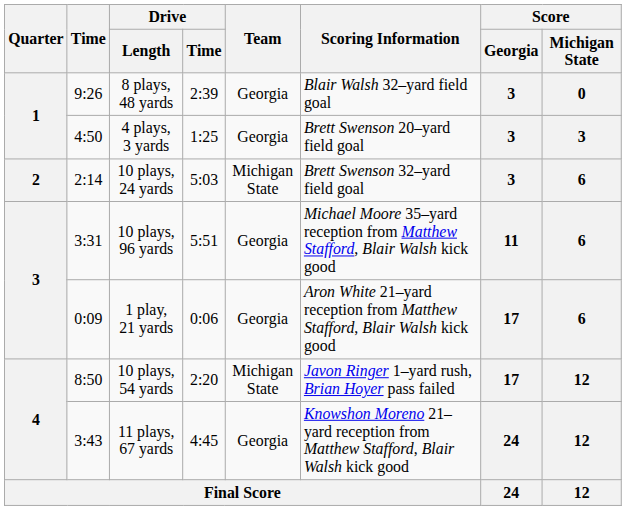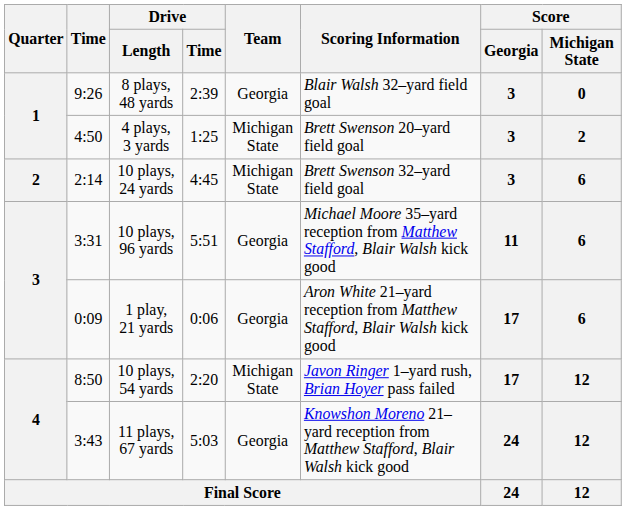(263, 136) Georgia -> (263, 136) Michigan State
(582, 136) 3 -> (582, 136) 2
(204, 179) 5:03 -> (204, 179) 4:45
(204, 440) 4:45 -> (204, 440) 5:03
